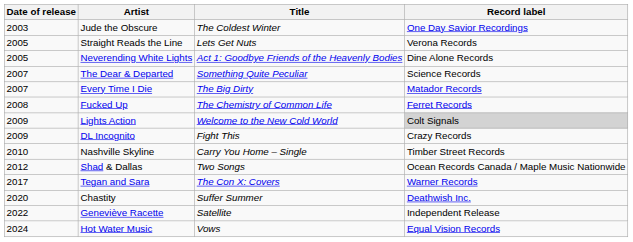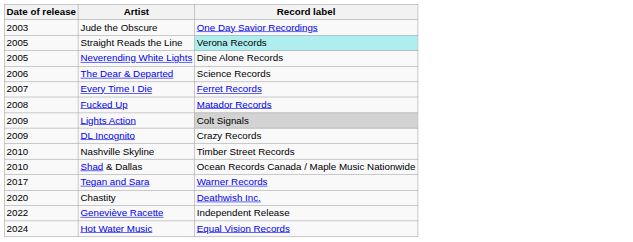- column: (300, 12)
(442, 43) no background -> (232, 43) paleturquoise background
(17, 74) 2007 -> (17, 74) 2006
(444, 89) Matador Records -> (229, 89) Ferret Records
(439, 105) Ferret Records -> (234, 105) Matador Records
(17, 167) 2012 -> (17, 167) 2010
